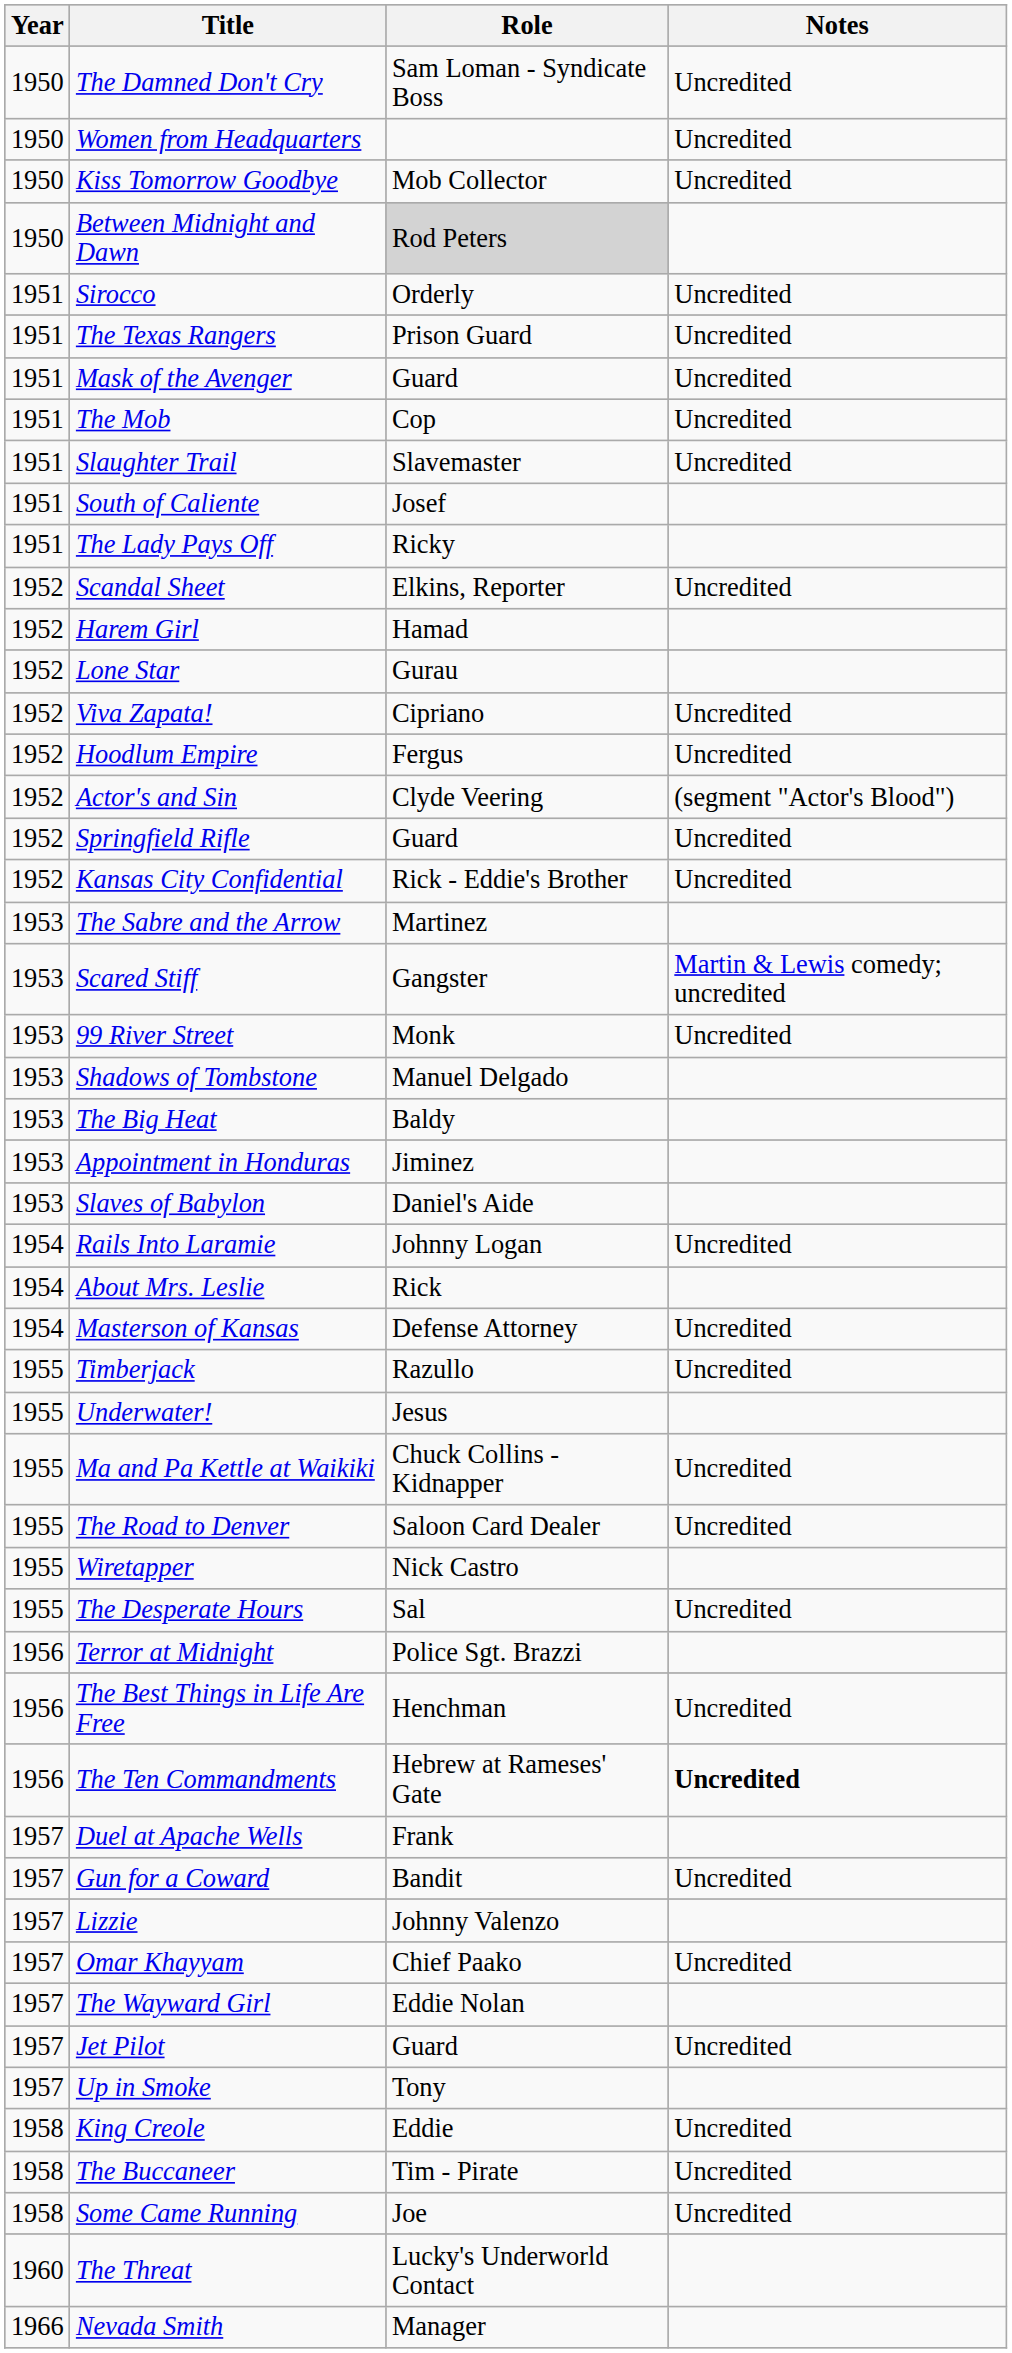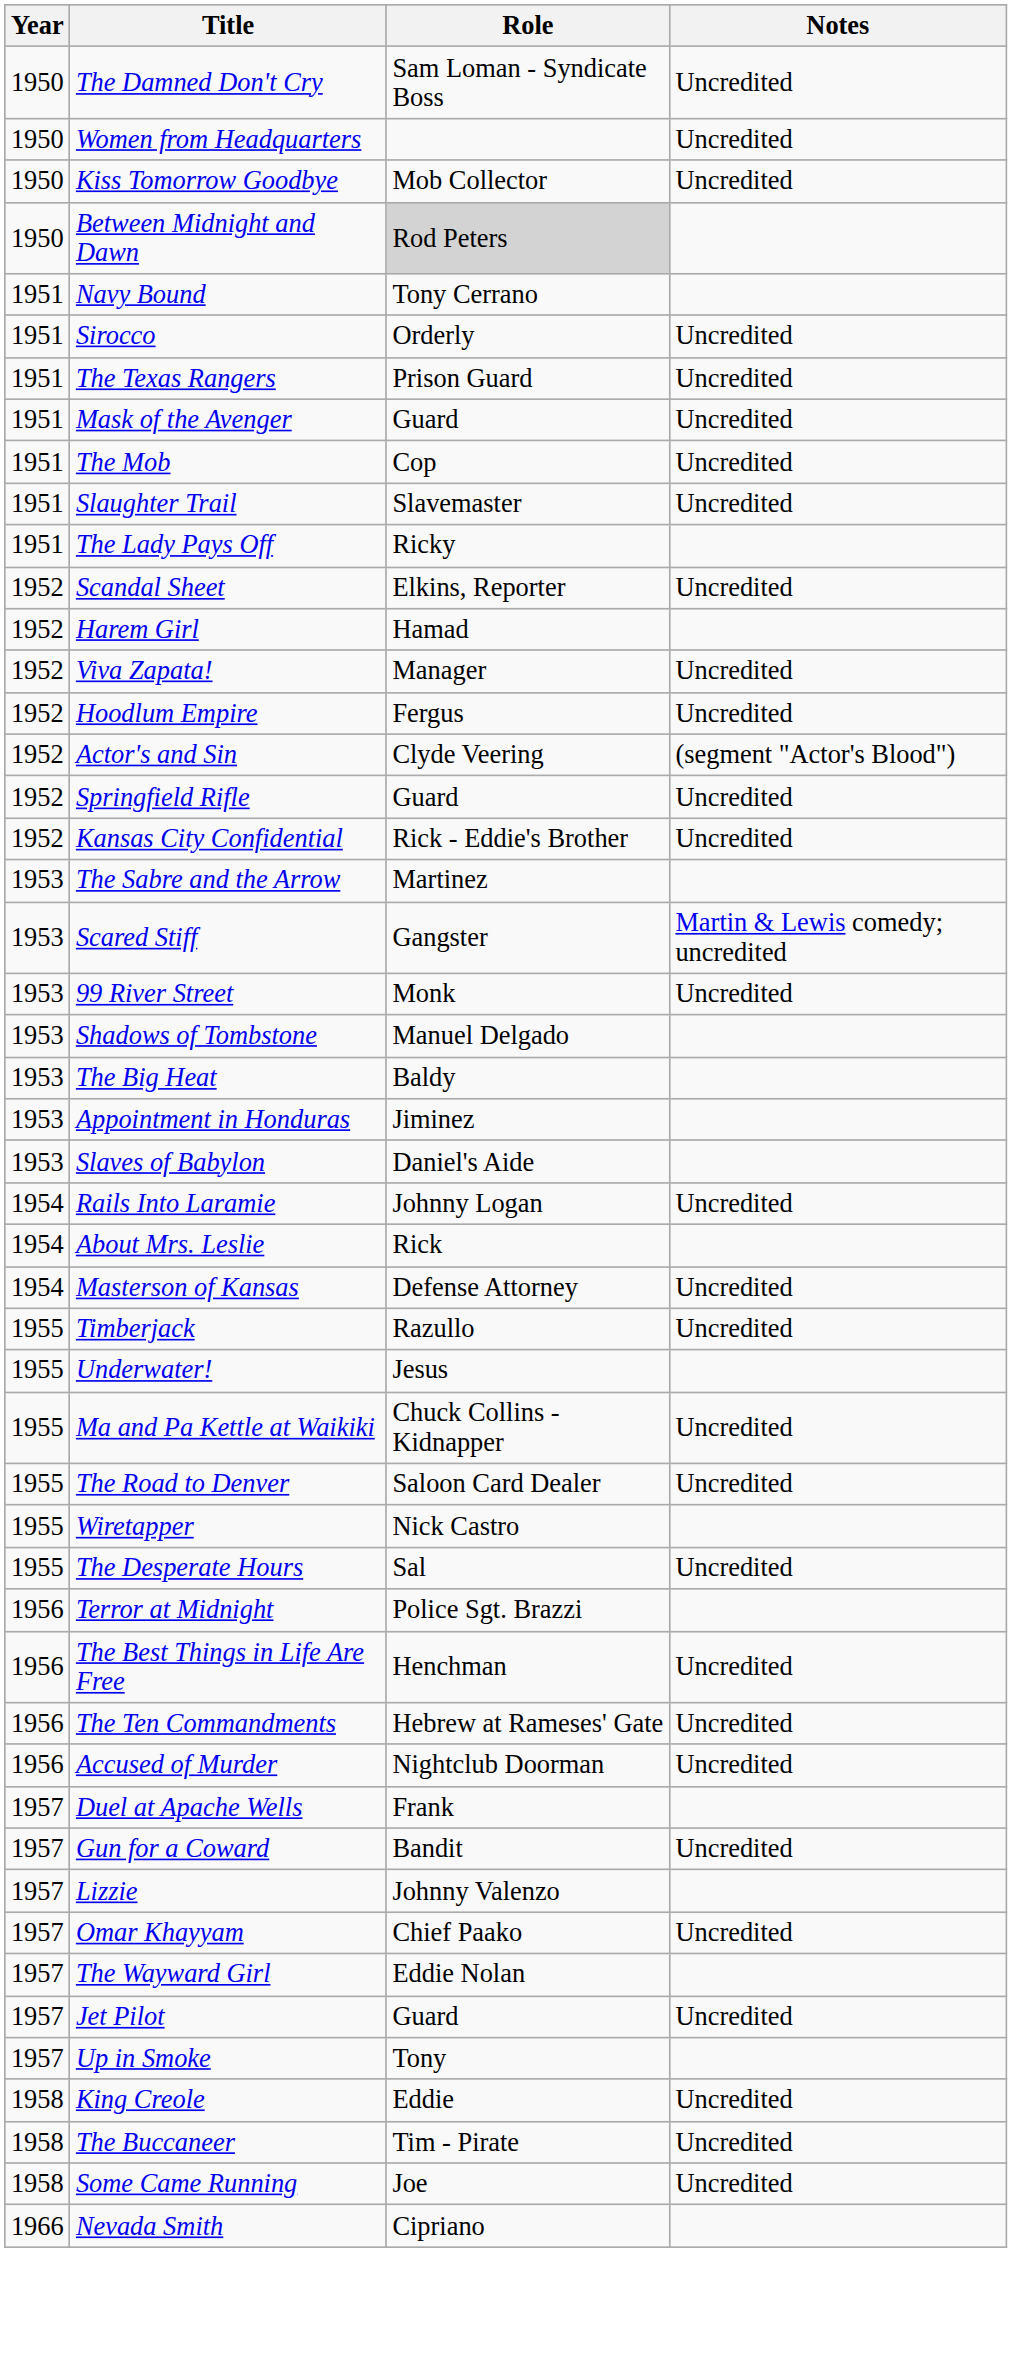+ row: (141, 294)
- row: (168, 503)
- row: (128, 670)
(438, 712) Cipriano -> (439, 670) Manager
(737, 1779) bold -> (734, 1723) normal
+ row: (177, 1764)
- row: (134, 2270)
(439, 2326) Manager -> (439, 2225) Cipriano
